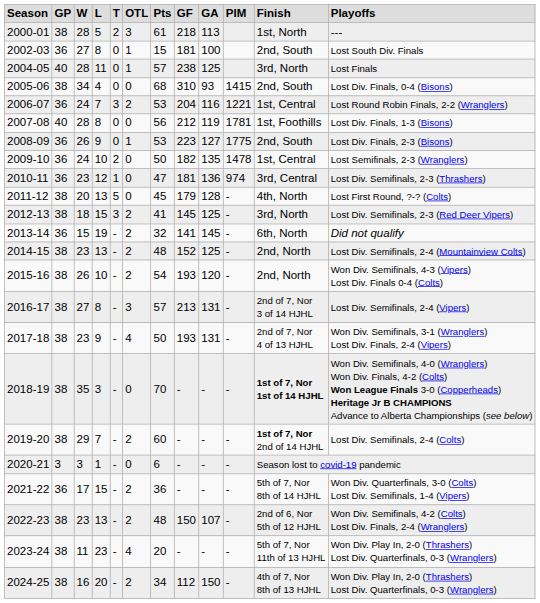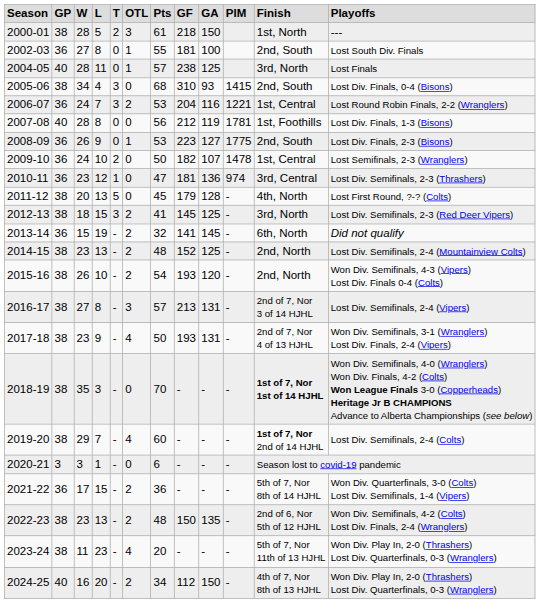(210, 31) 113 -> (211, 31) 150
(160, 50) 15 -> (160, 50) 55
(116, 86) 0 -> (116, 86) 3
(211, 159) 135 -> (211, 159) 107
(128, 439) 2 -> (128, 439) 4
(211, 520) 107 -> (211, 520) 135
(61, 582) 38 -> (61, 582) 40
